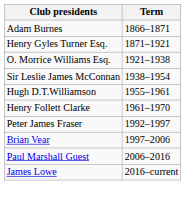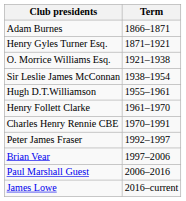+ row: (62, 124)
